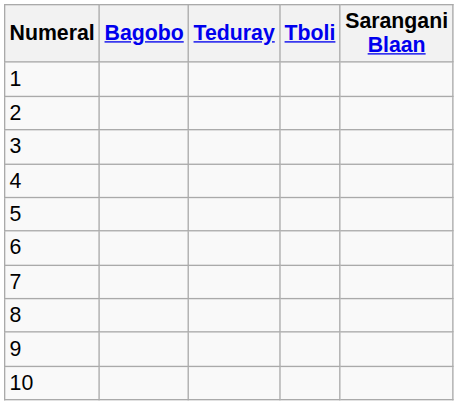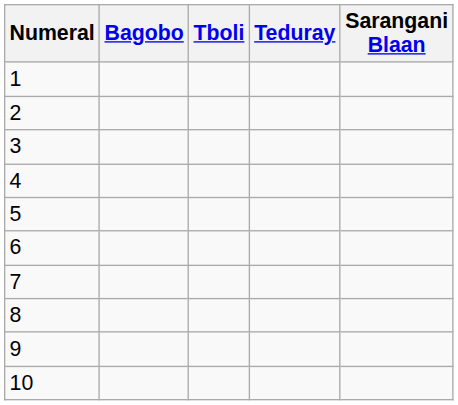columns swapped: (310, 33) <-> (234, 33)
